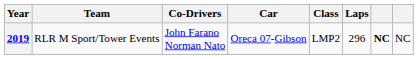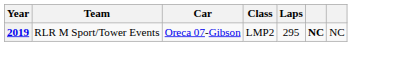- column: (195, 14)
(357, 38) 296 -> (291, 32) 295
